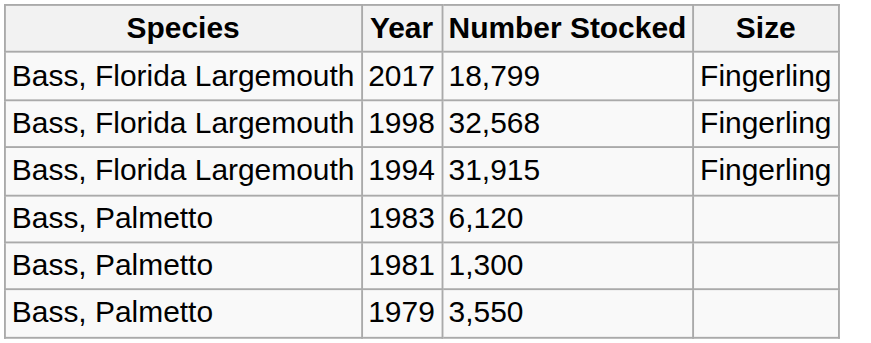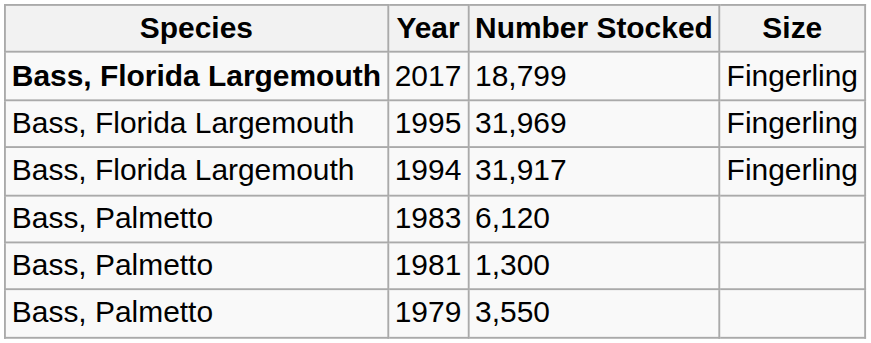(183, 75) normal -> (196, 75) bold
- row: (401, 123)
+ row: (428, 123)
(494, 170) 31,915 -> (521, 170) 31,917
